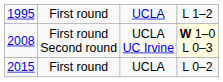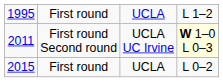(21, 40) 2008 -> (21, 40) 2011
